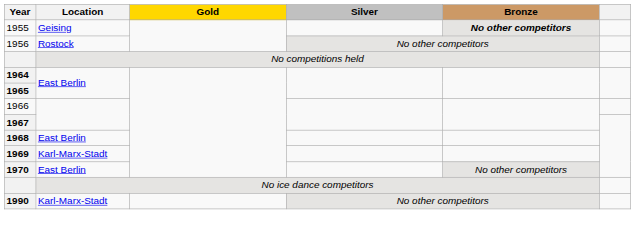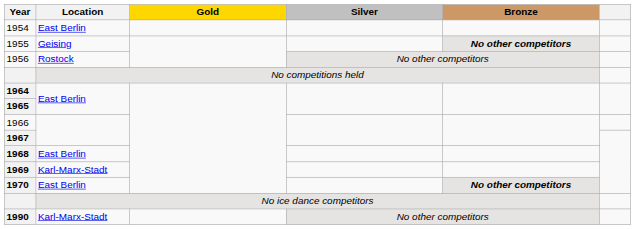+ row: (18, 28)
(521, 169) normal -> (521, 185) bold
